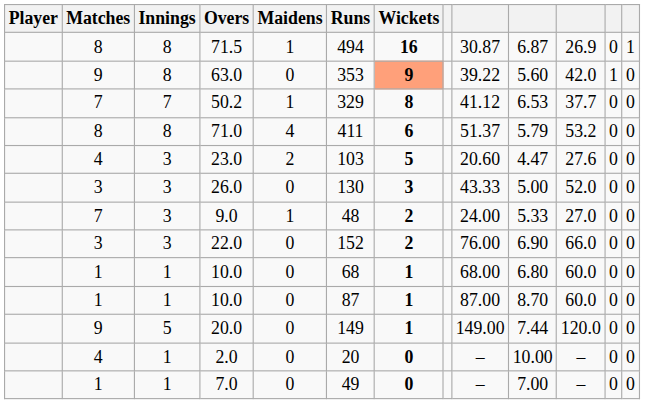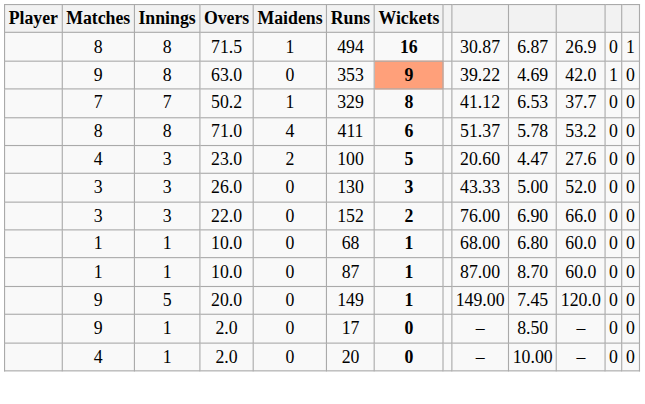(533, 74) 5.60 -> (533, 74) 4.69
(533, 131) 5.79 -> (533, 131) 5.78
(351, 159) 103 -> (351, 159) 100
- row: (98, 215)
(533, 328) 7.44 -> (533, 300) 7.45
+ row: (98, 328)
- row: (98, 384)
